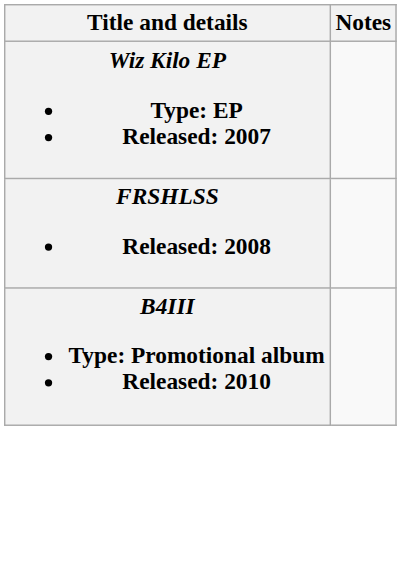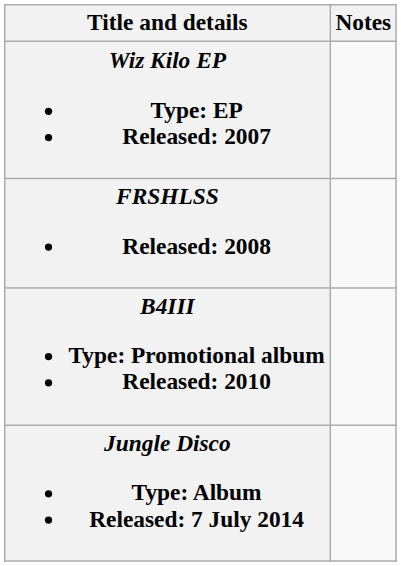+ row: (167, 481)
